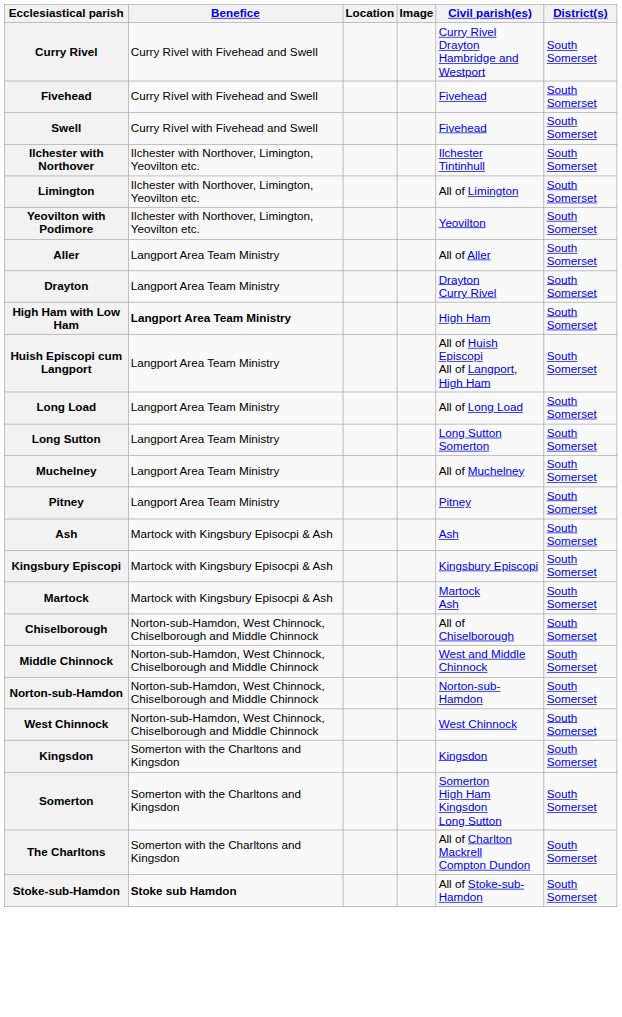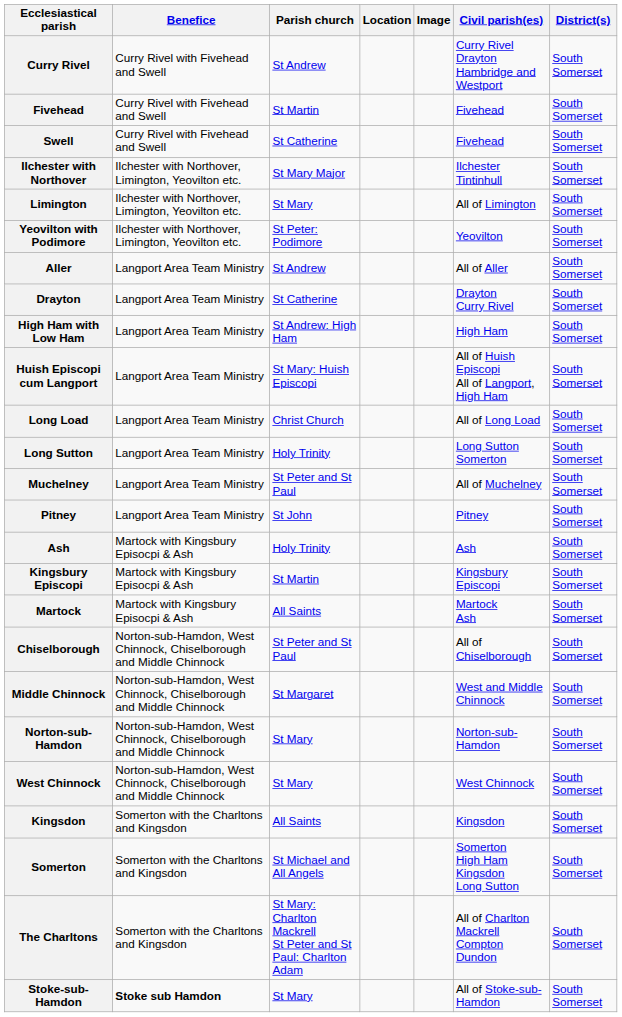+ column: (315, 20)
(211, 318) bold -> (190, 331) normal
